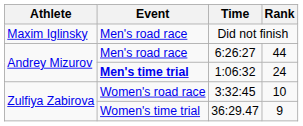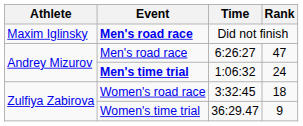(144, 34) normal -> (146, 34) bold
(280, 53) 44 -> (280, 53) 47
(280, 92) 10 -> (280, 92) 18
